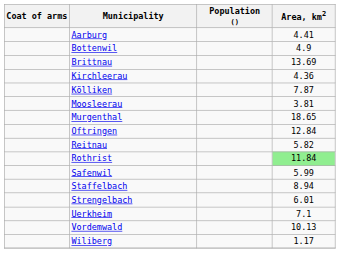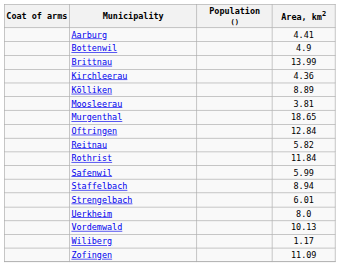(304, 62) 13.69 -> (304, 62) 13.99
(304, 90) 7.87 -> (304, 90) 8.89
(304, 159) lightgreen background -> (304, 159) no background
(304, 214) 7.1 -> (304, 214) 8.0
+ row: (92, 255)
